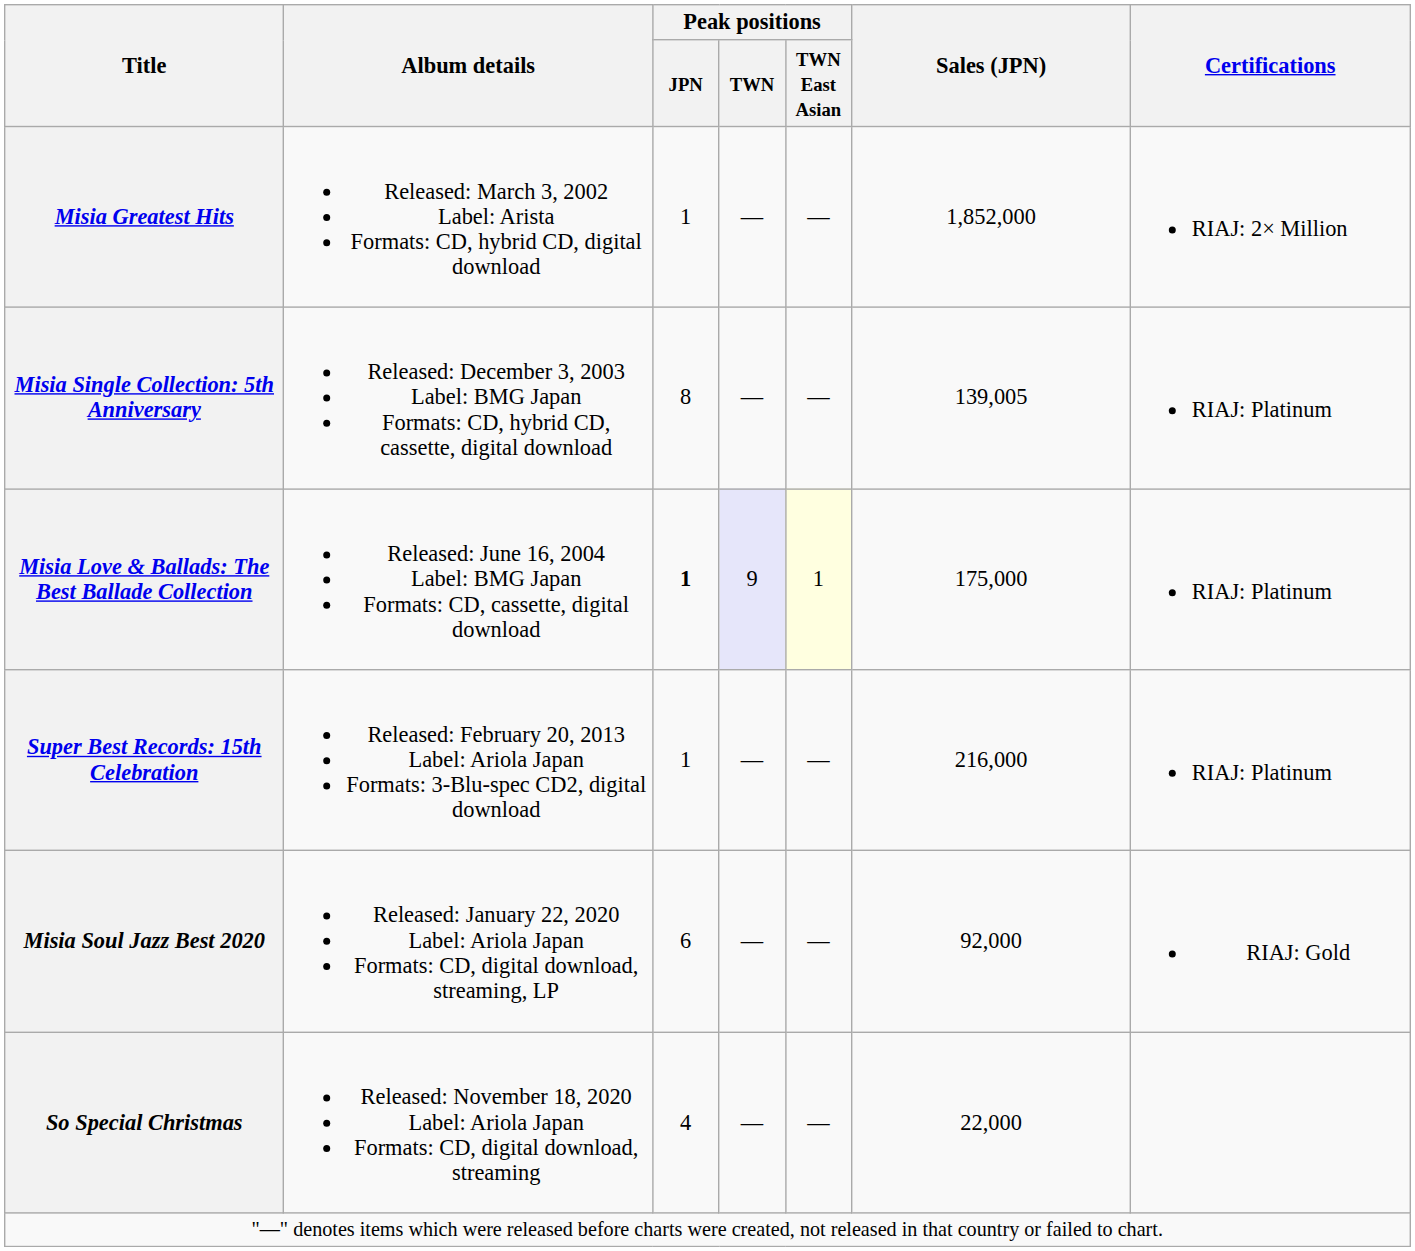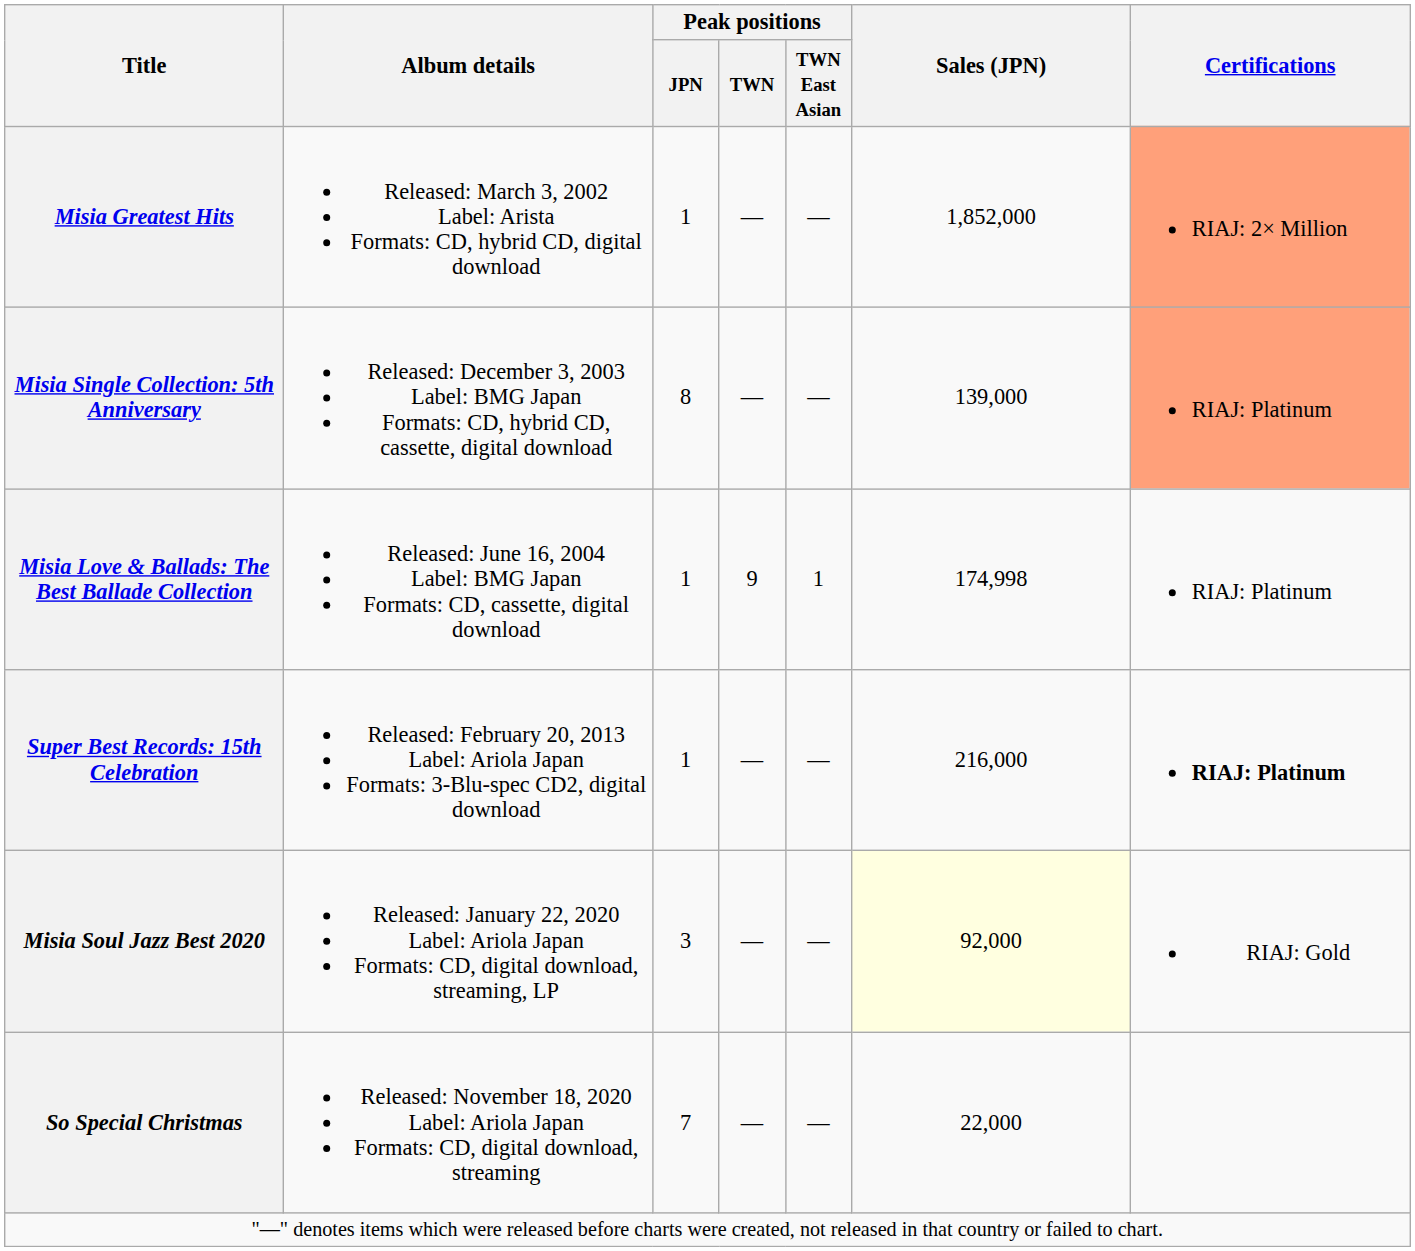(1270, 229) no background -> (1270, 229) lightsalmon background
(991, 397) 139,005 -> (991, 397) 139,000
(1270, 410) no background -> (1270, 410) lightsalmon background
(686, 578) bold -> (686, 578) normal
(752, 578) lavender background -> (752, 578) no background
(818, 578) lightyellow background -> (818, 578) no background
(991, 578) 175,000 -> (991, 578) 174,998
(1270, 773) normal -> (1270, 773) bold
(686, 941) 6 -> (686, 941) 3
(991, 941) no background -> (991, 941) lightyellow background
(686, 1122) 4 -> (686, 1122) 7
